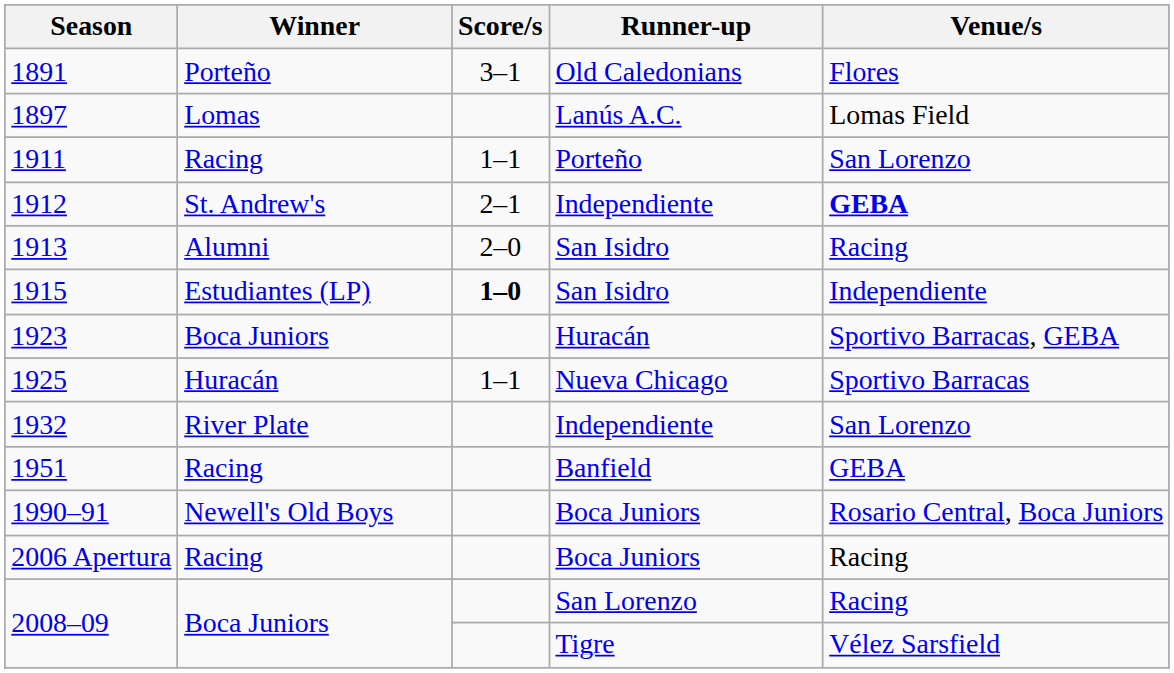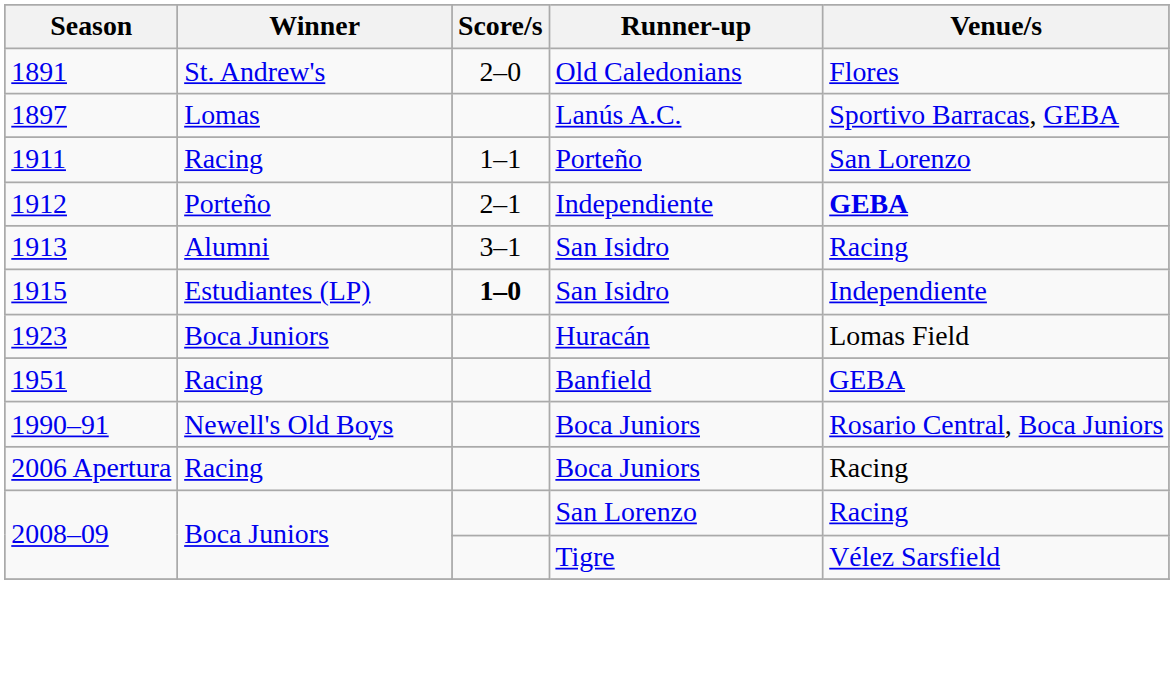(227, 70) Porteño -> (255, 70) St. Andrew's
(500, 70) 3–1 -> (500, 70) 2–0
(899, 114) Lomas Field -> (974, 114) Sportivo Barracas, GEBA
(255, 203) St. Andrew's -> (227, 203) Porteño
(500, 247) 2–0 -> (500, 247) 3–1
(974, 335) Sportivo Barracas, GEBA -> (899, 335) Lomas Field
- row: (39, 379)
- row: (39, 423)
